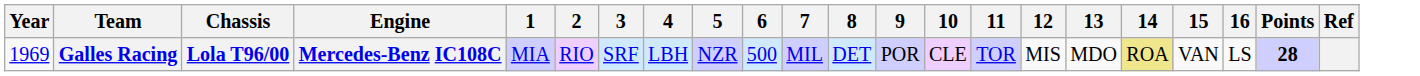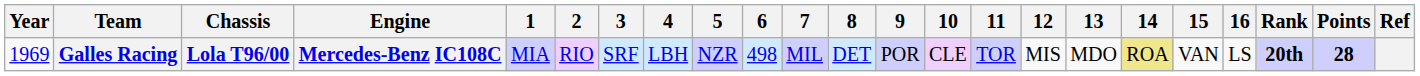+ column: (1284, 21)
(762, 54) 500 -> (762, 54) 498
